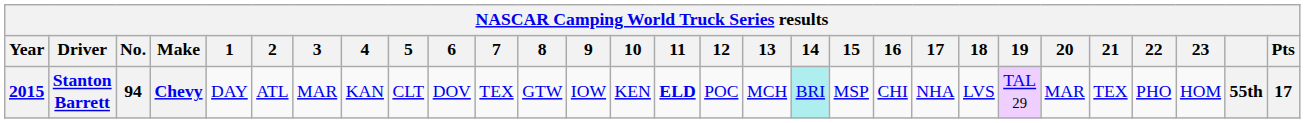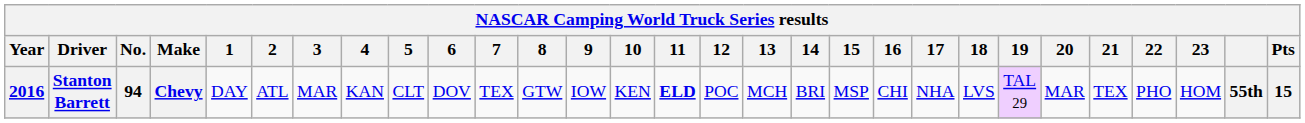(27, 91) 2015 -> (27, 91) 2016
(810, 91) paleturquoise background -> (810, 91) no background
(1283, 91) 17 -> (1283, 91) 15
